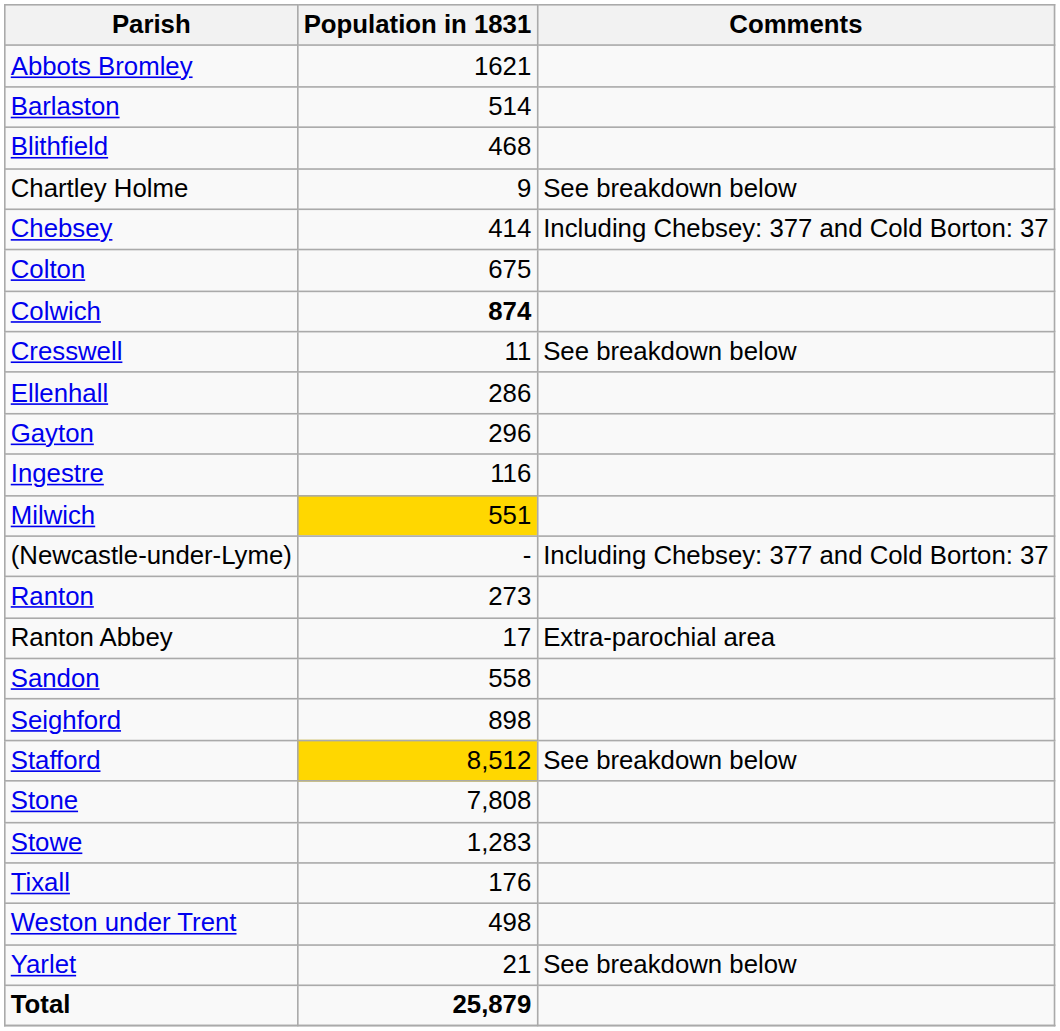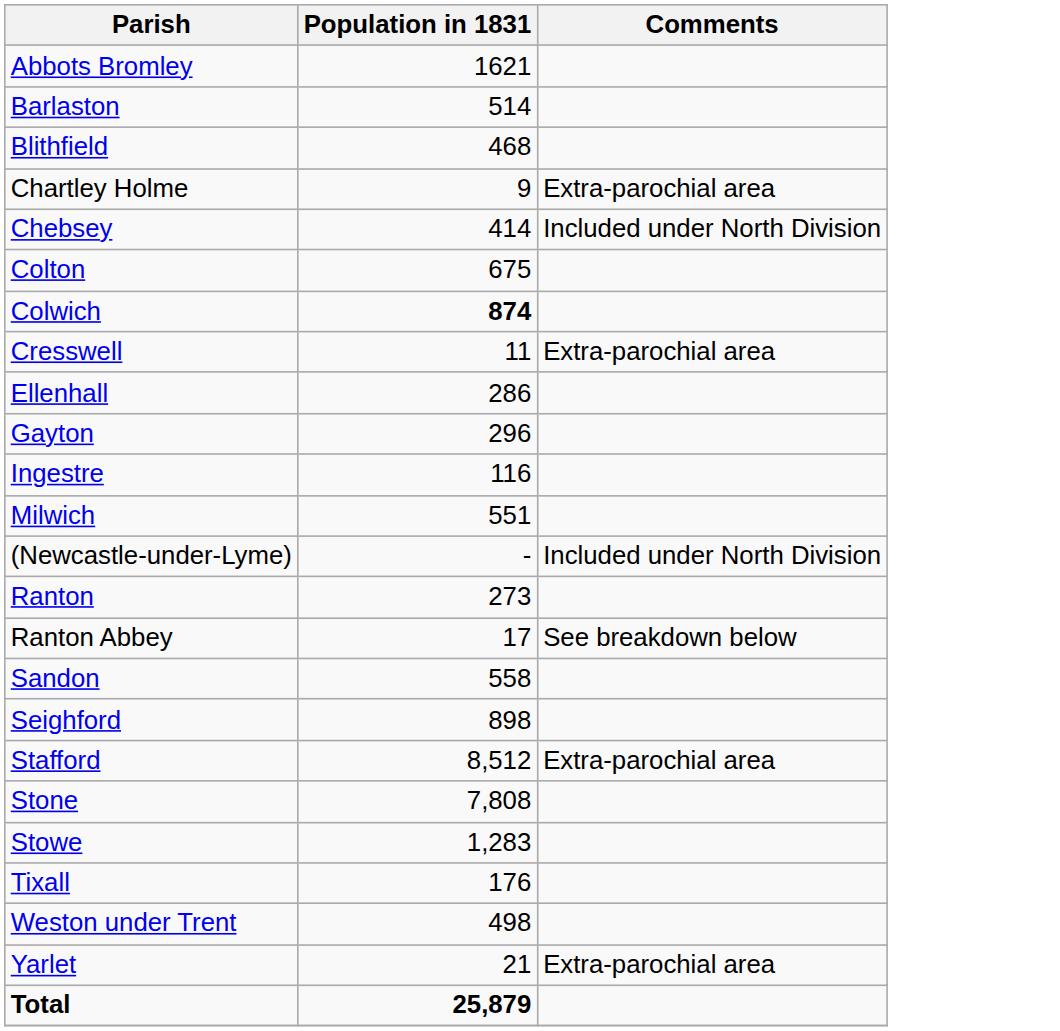(670, 188) See breakdown below -> (659, 188) Extra-parochial area
(796, 229) Including Chebsey: 377 and Cold Borton: 37 -> (712, 229) Included under North Division
(670, 351) See breakdown below -> (659, 351) Extra-parochial area
(510, 515) gold background -> (510, 515) no background
(796, 556) Including Chebsey: 377 and Cold Borton: 37 -> (712, 556) Included under North Division
(659, 637) Extra-parochial area -> (670, 637) See breakdown below
(499, 760) gold background -> (499, 760) no background
(670, 760) See breakdown below -> (659, 760) Extra-parochial area
(670, 964) See breakdown below -> (659, 964) Extra-parochial area
